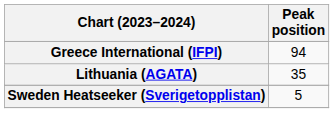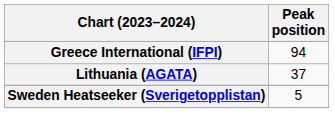(298, 74) 35 -> (298, 74) 37
